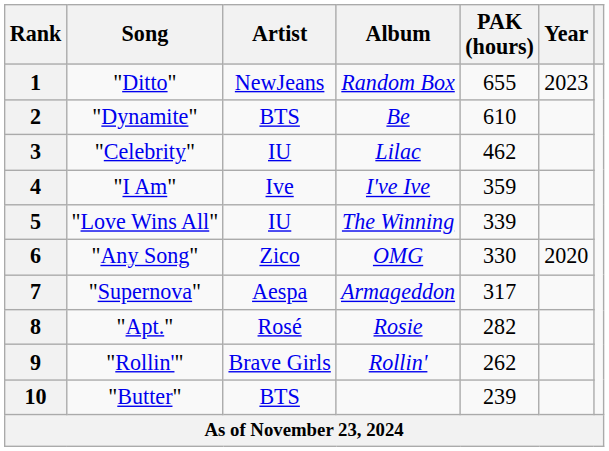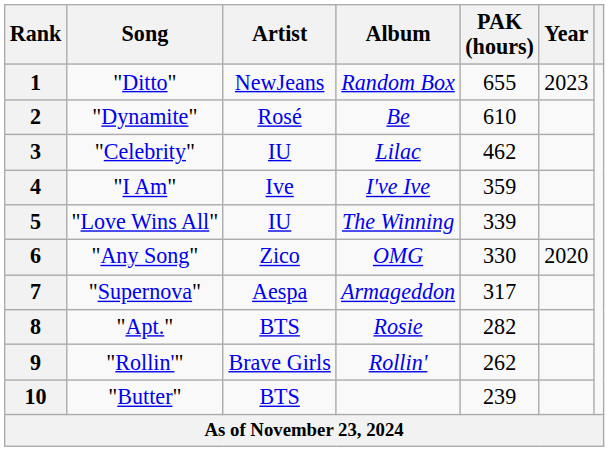(280, 116) BTS -> (280, 116) Rosé
(280, 326) Rosé -> (280, 326) BTS
